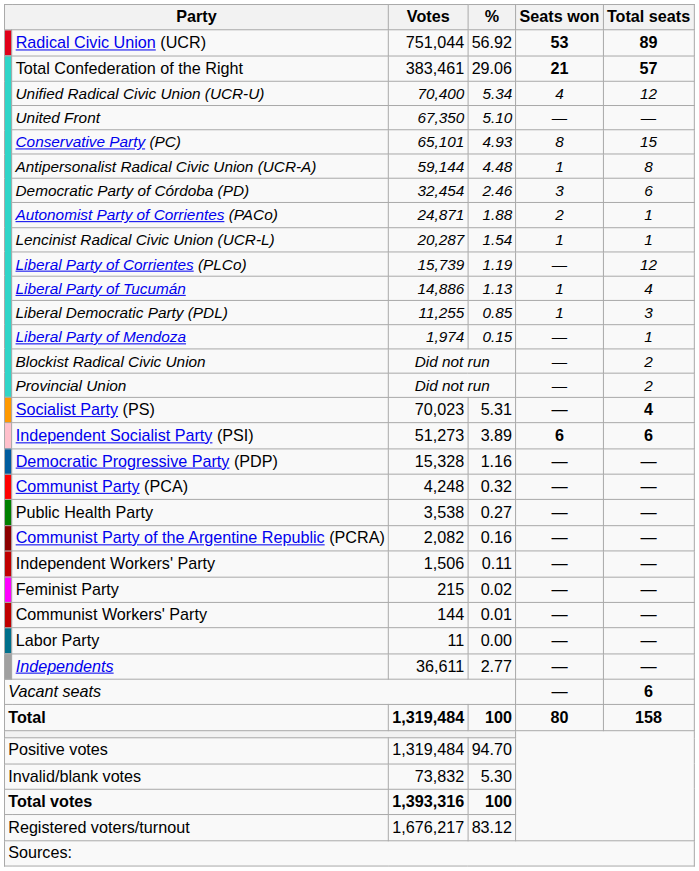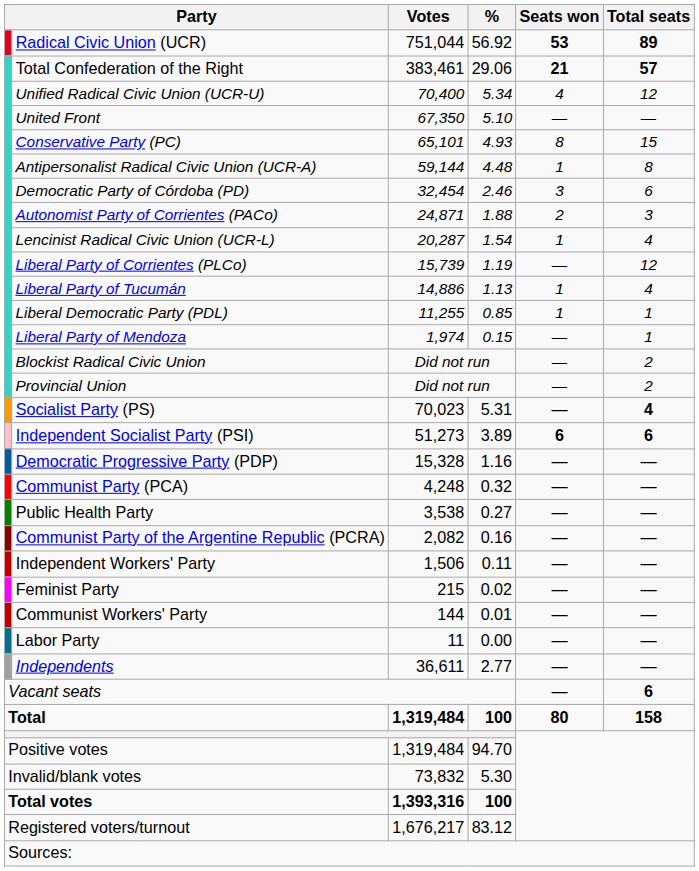(649, 215) 1 -> (649, 215) 3
(649, 239) 1 -> (649, 239) 4
(649, 312) 3 -> (649, 312) 1
